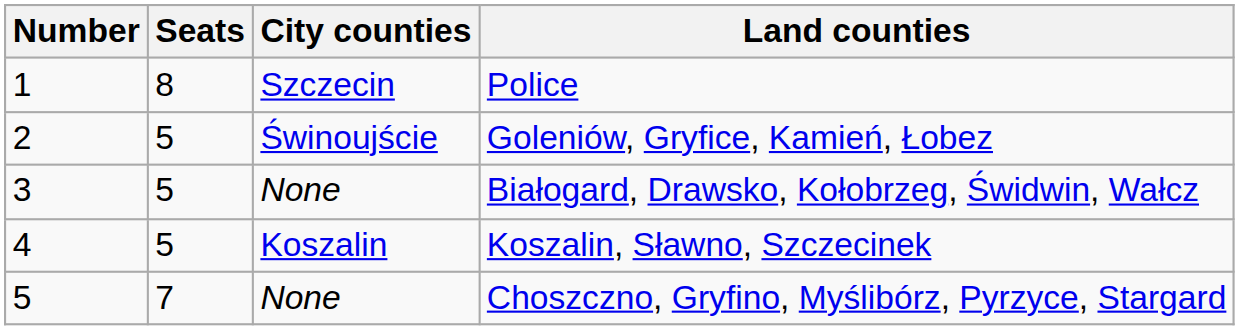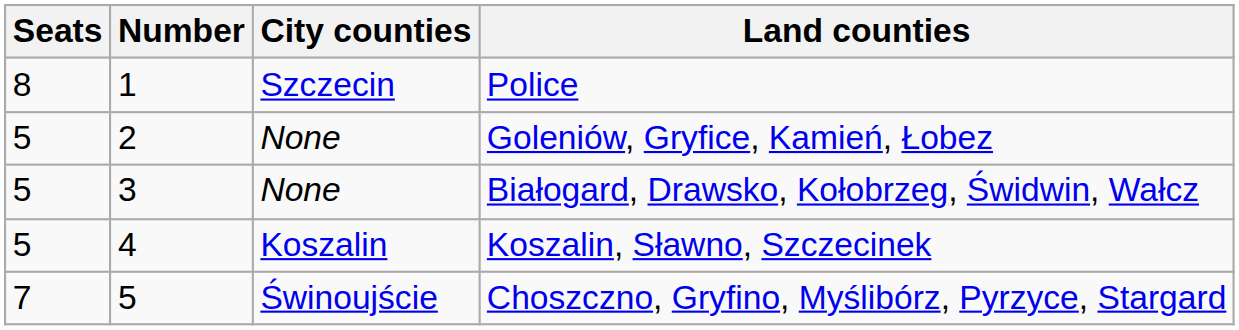columns swapped: (76, 31) <-> (200, 31)
(349, 137) Świnoujście -> (301, 137) None
(301, 297) None -> (349, 297) Świnoujście
